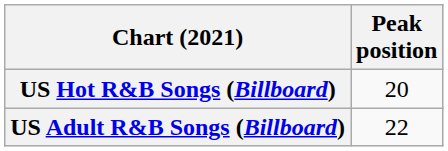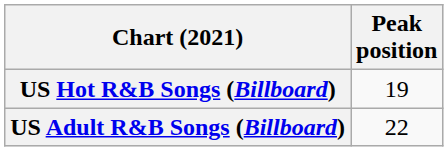(397, 88) 20 -> (397, 88) 19
